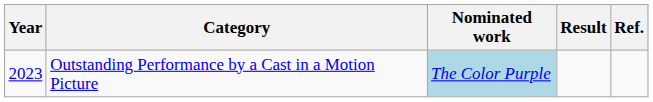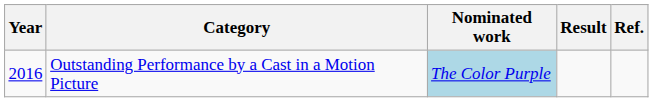(25, 73) 2023 -> (25, 73) 2016
